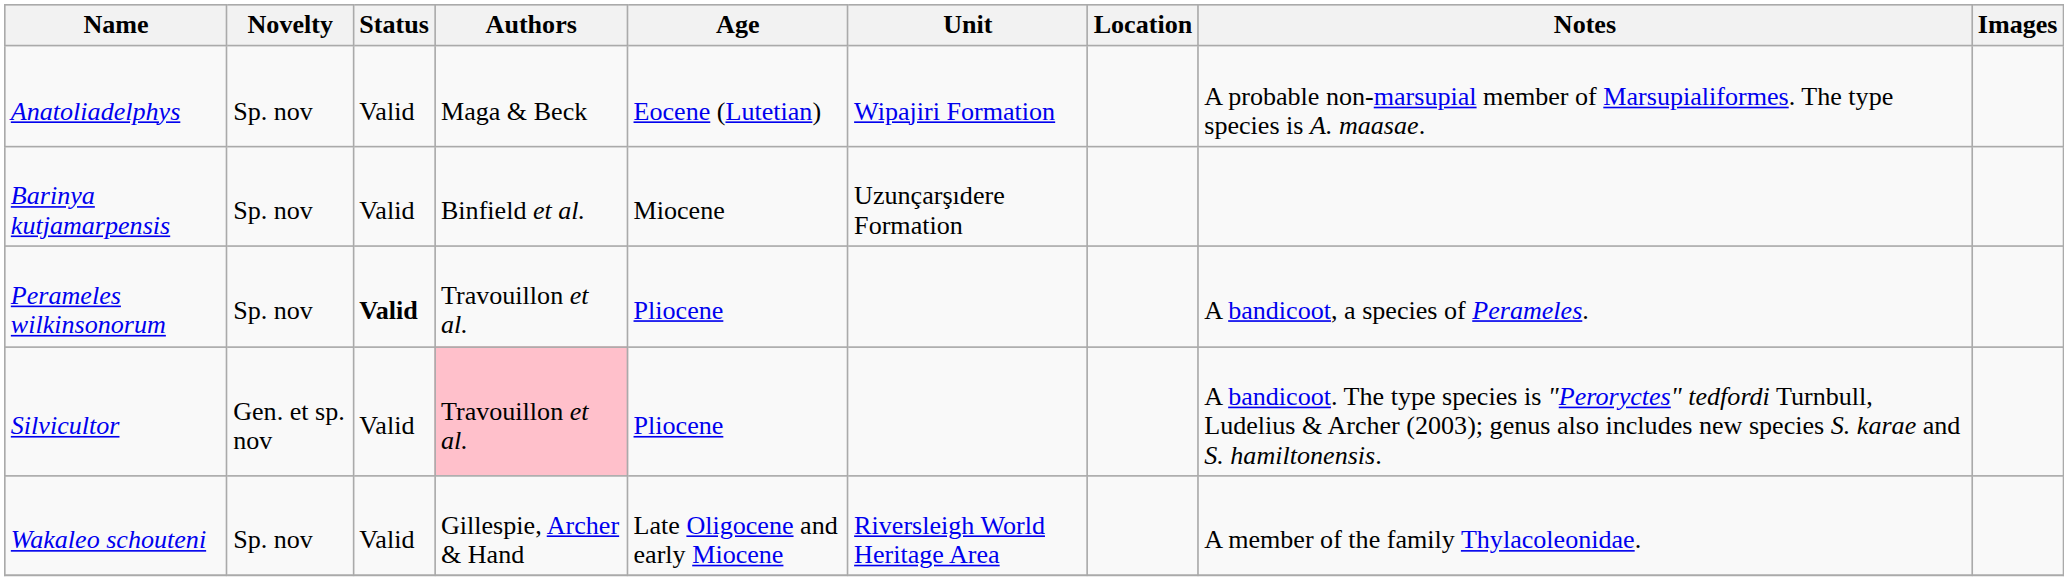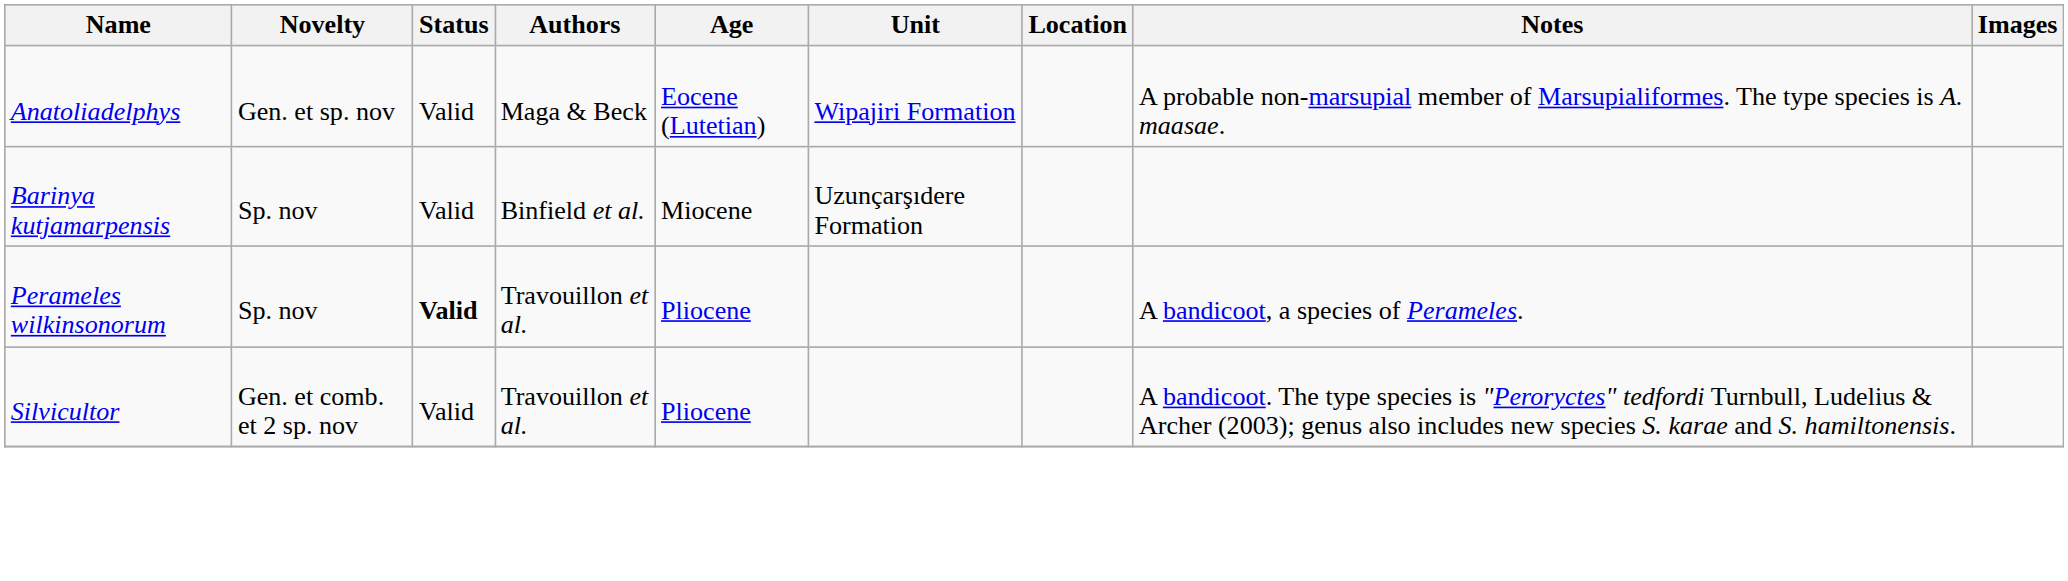(273, 110) Sp. nov -> (316, 110) Gen. et sp. nov
(289, 425) Gen. et sp. nov -> (311, 410) Gen. et comb. et 2 sp. nov
(515, 425) pink background -> (574, 410) no background
- row: (108, 540)
